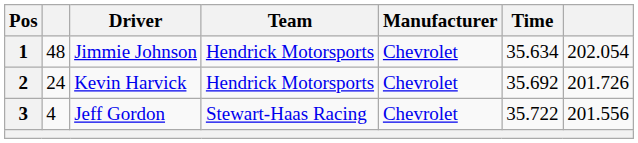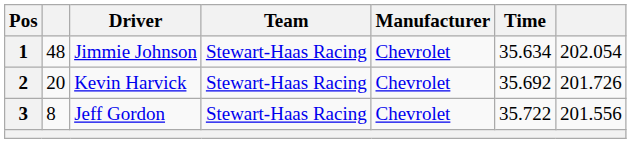(290, 51) Hendrick Motorsports -> (286, 51) Stewart-Haas Racing
(56, 83) 24 -> (56, 83) 20
(290, 83) Hendrick Motorsports -> (286, 83) Stewart-Haas Racing
(51, 114) 4 -> (51, 114) 8
